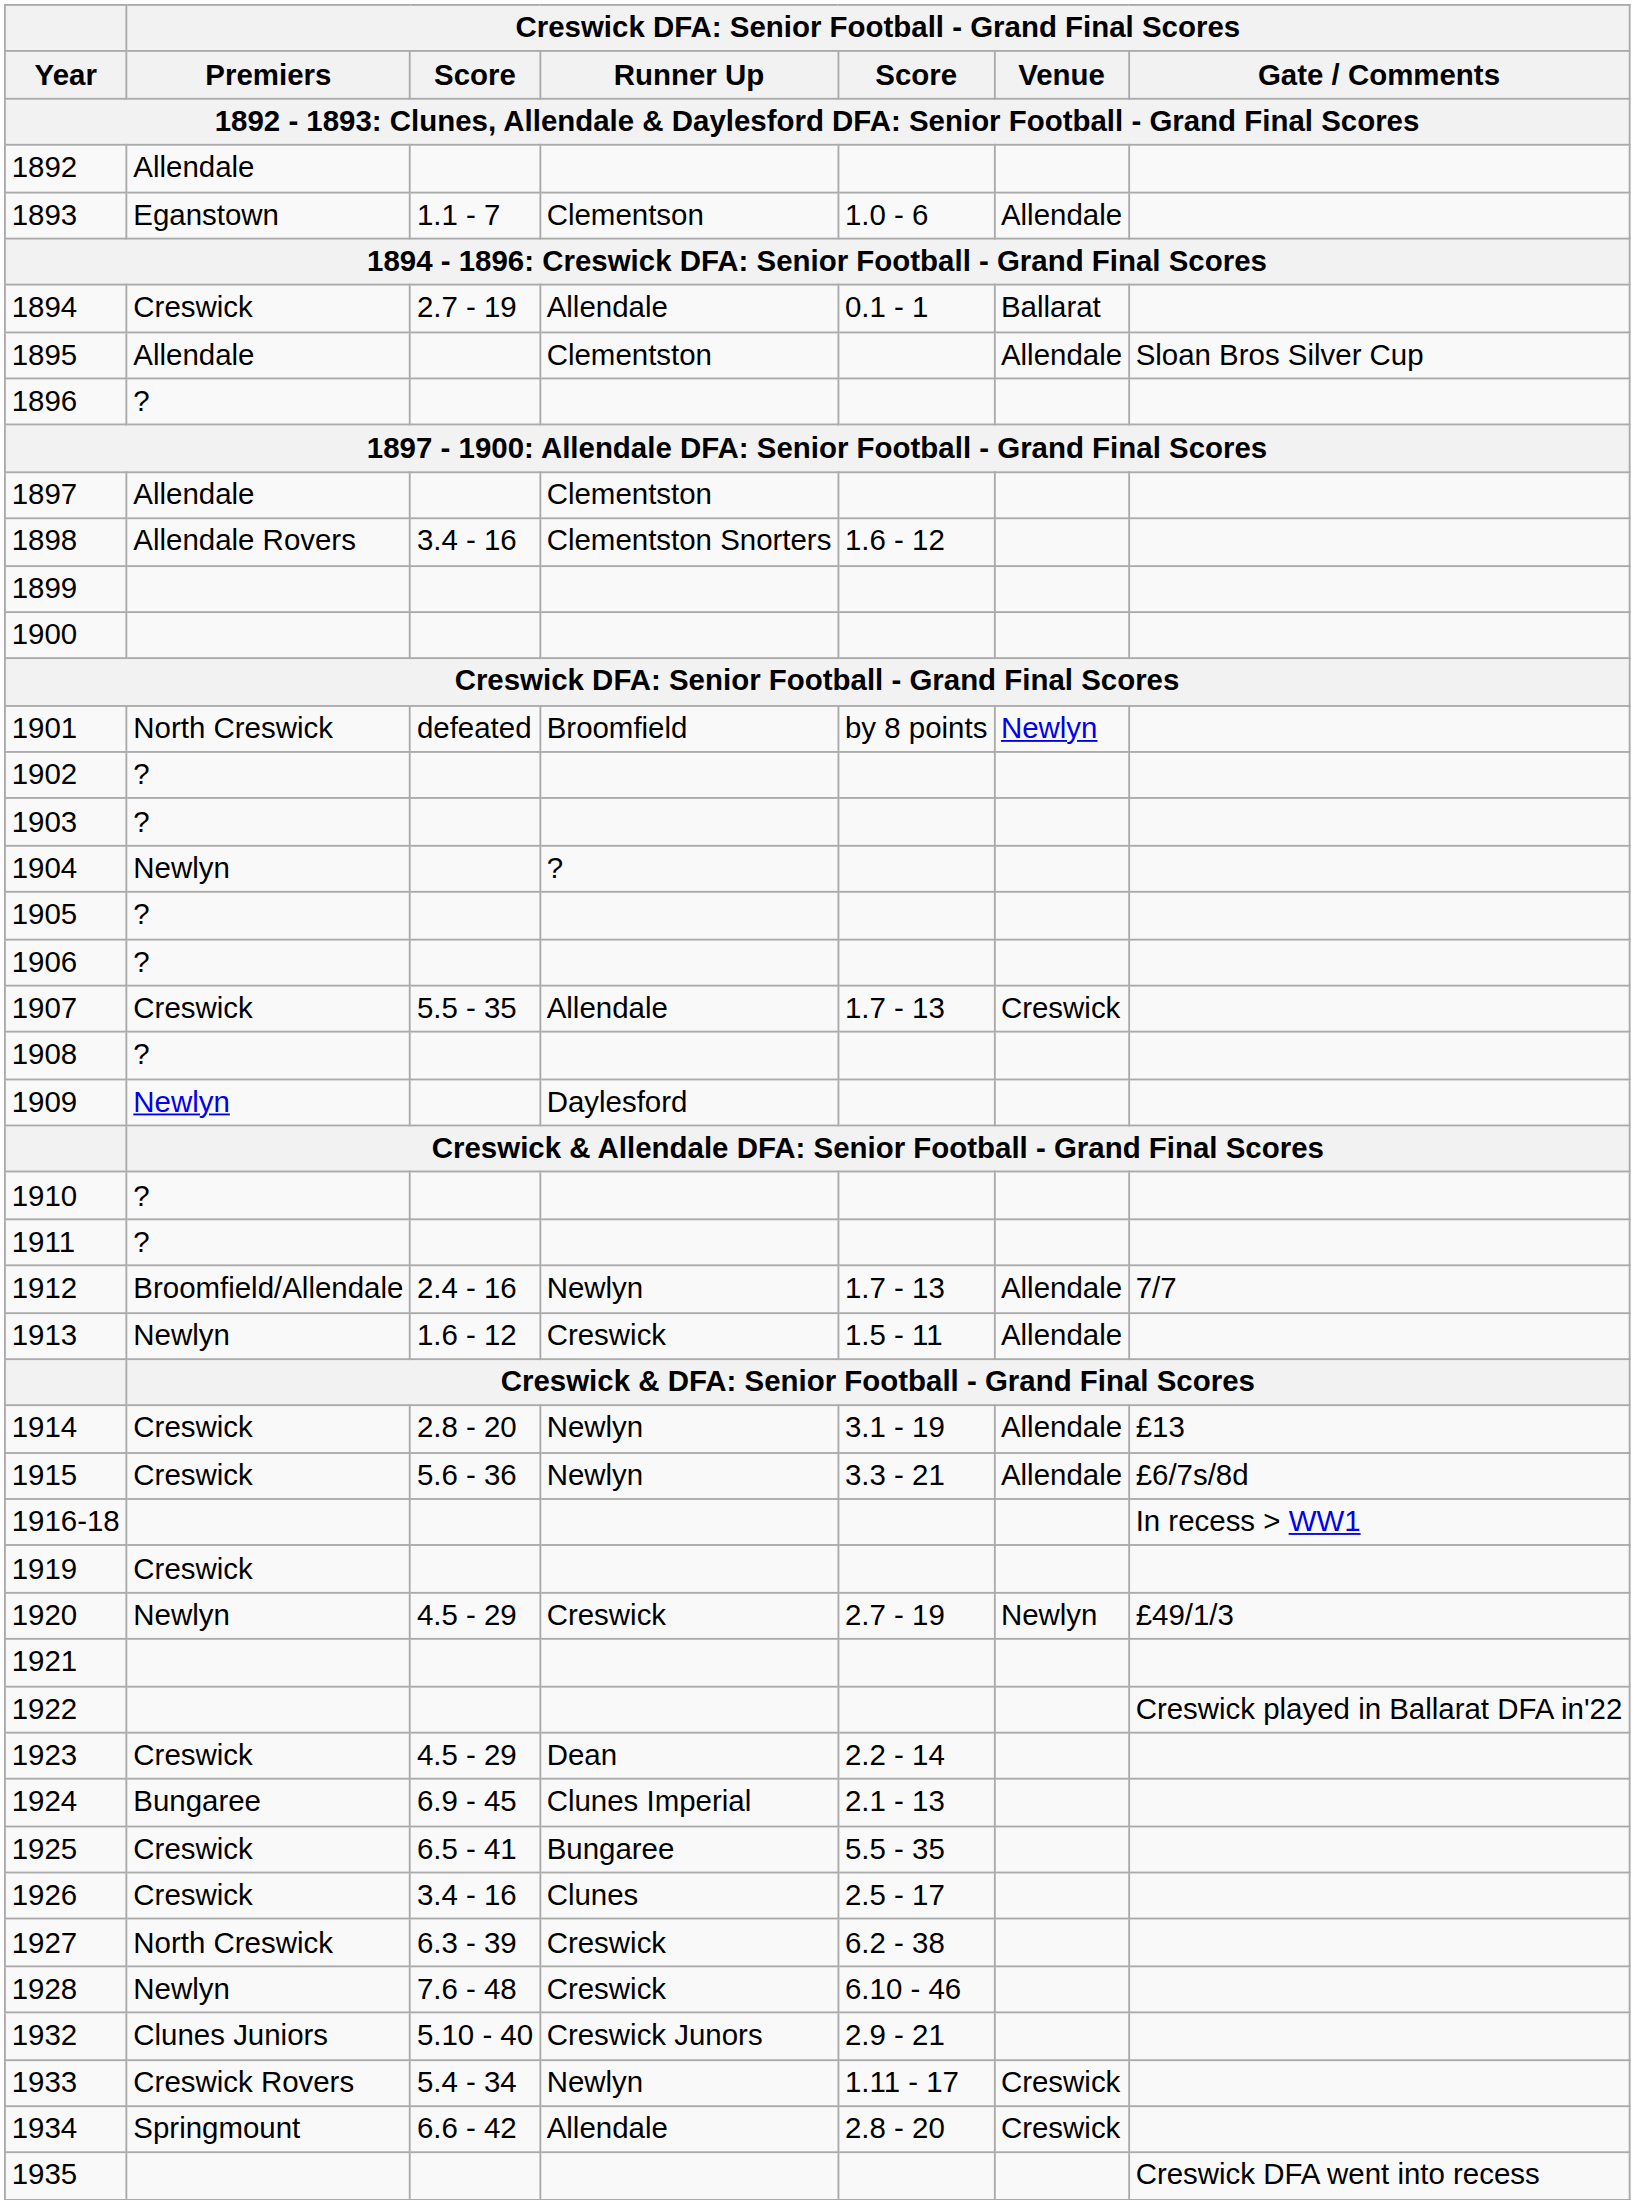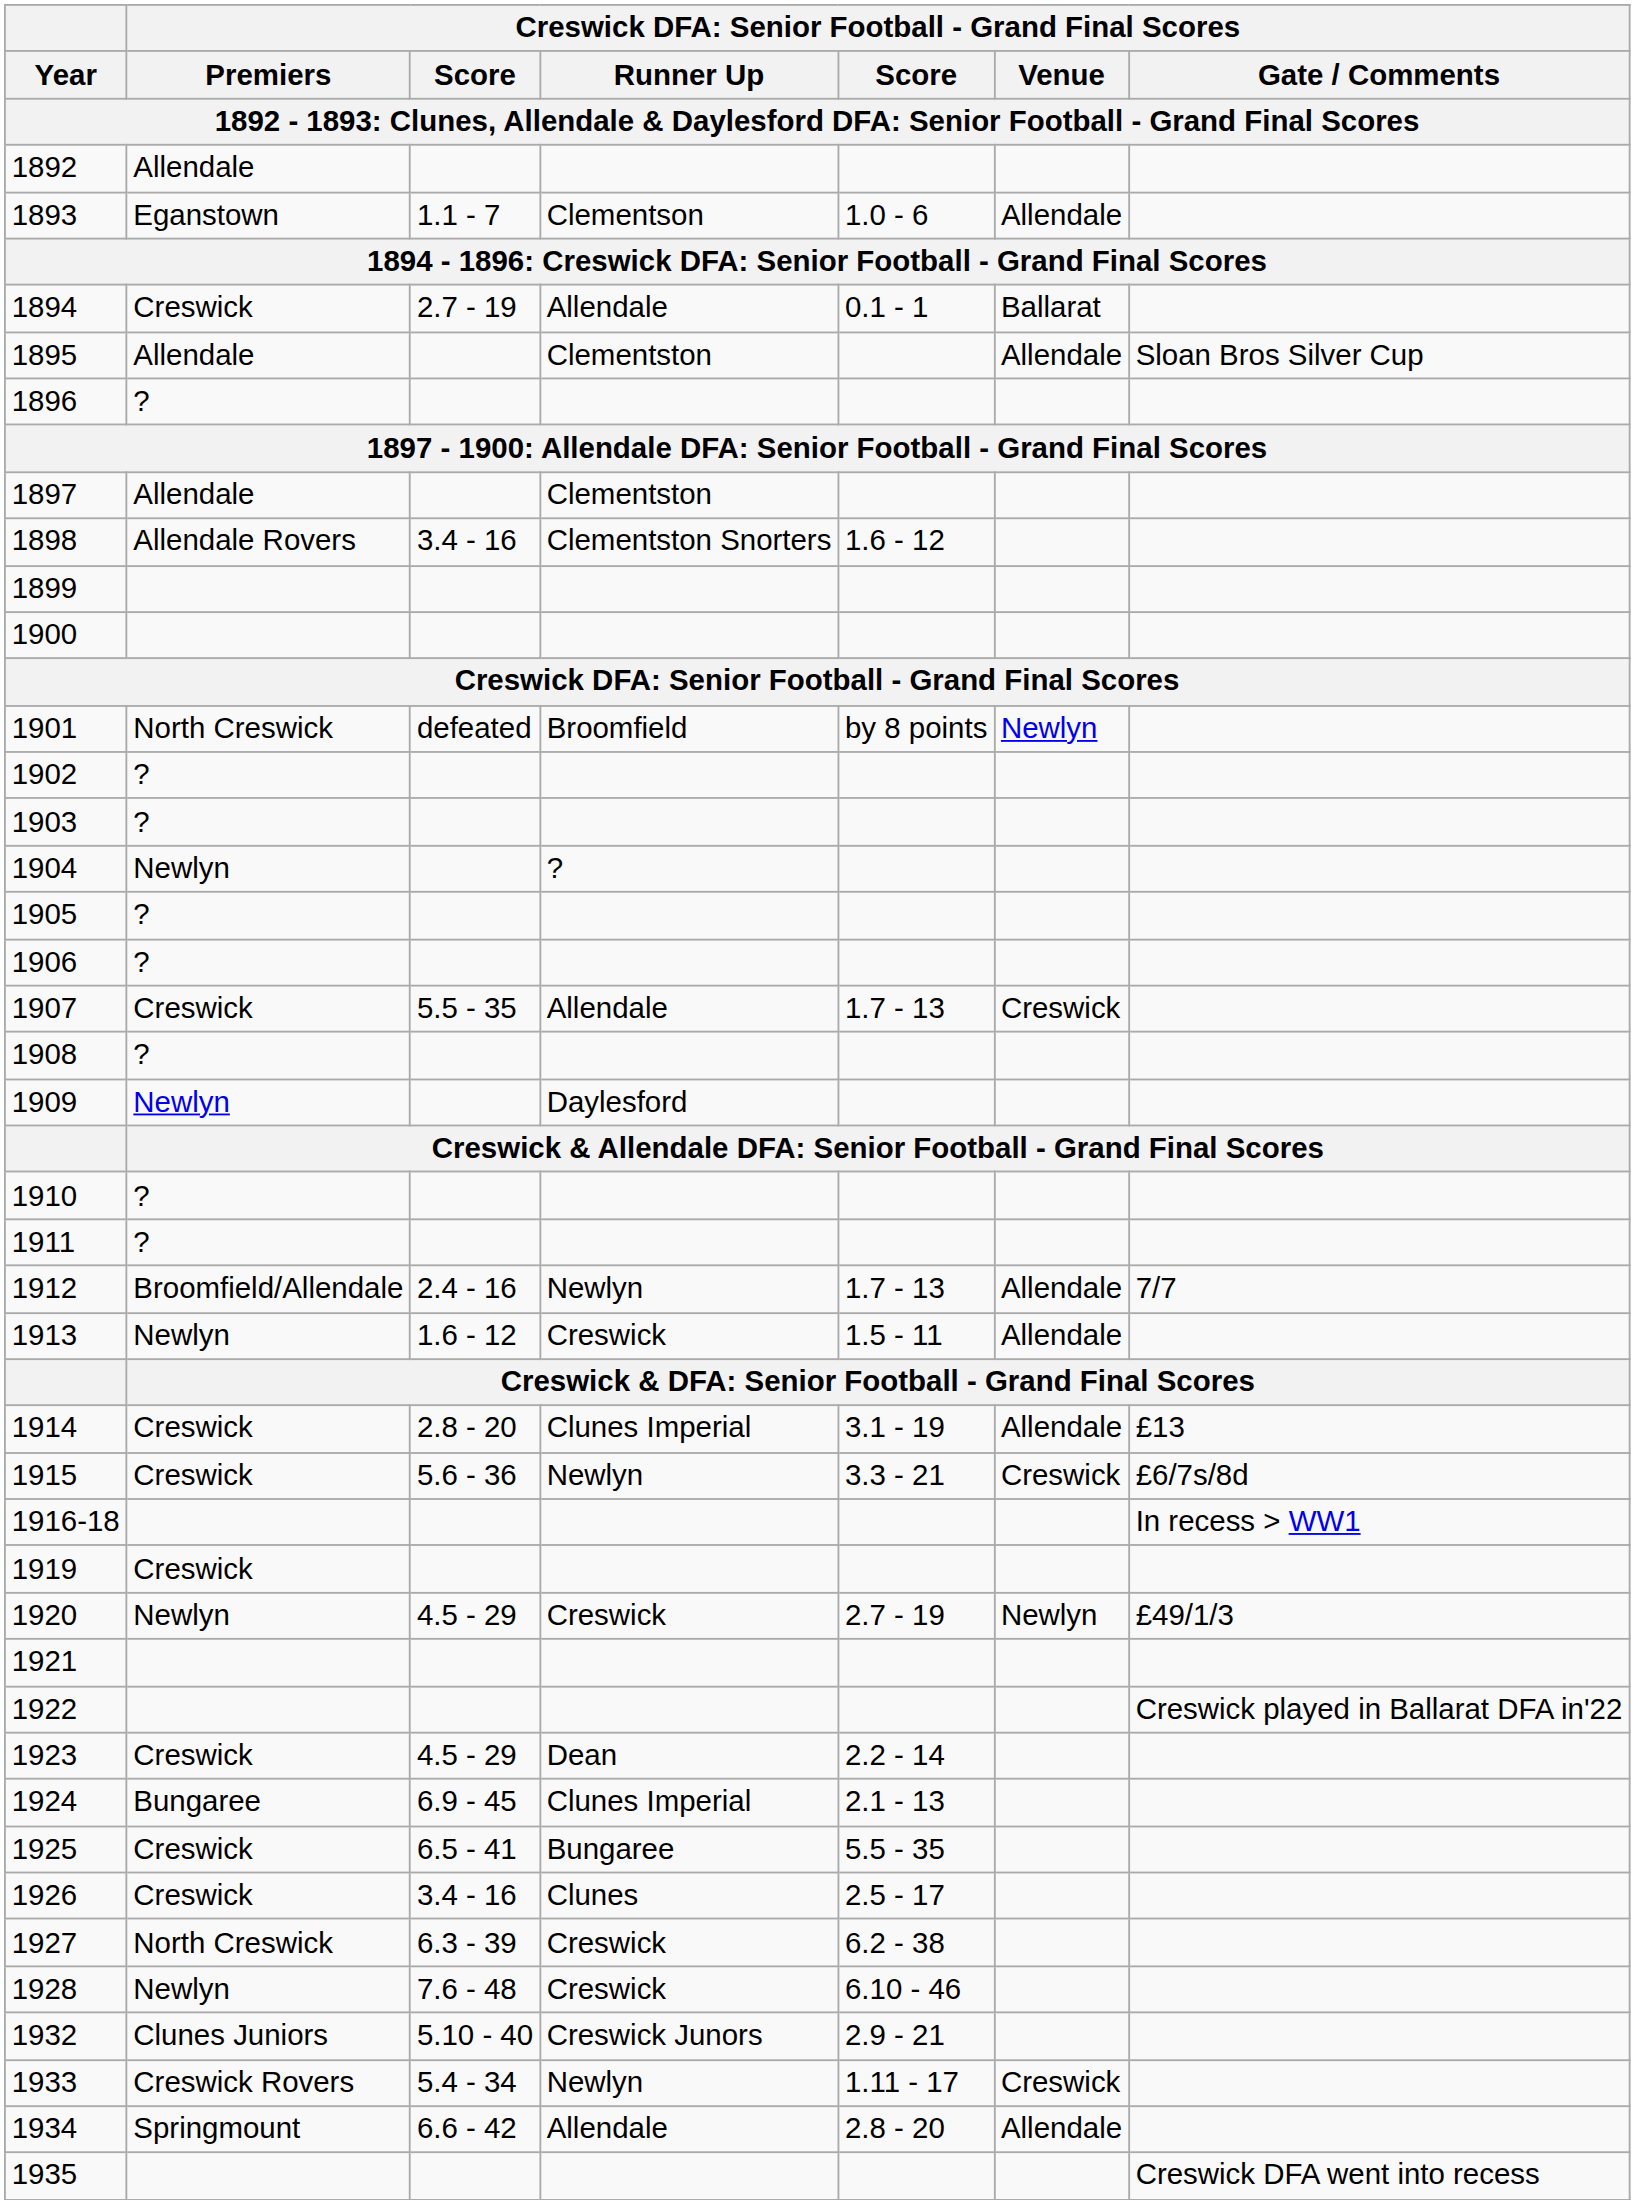(595, 1428) Newlyn -> (649, 1428) Clunes Imperial
(1061, 1475) Allendale -> (1061, 1475) Creswick
(1061, 2128) Creswick -> (1061, 2128) Allendale
